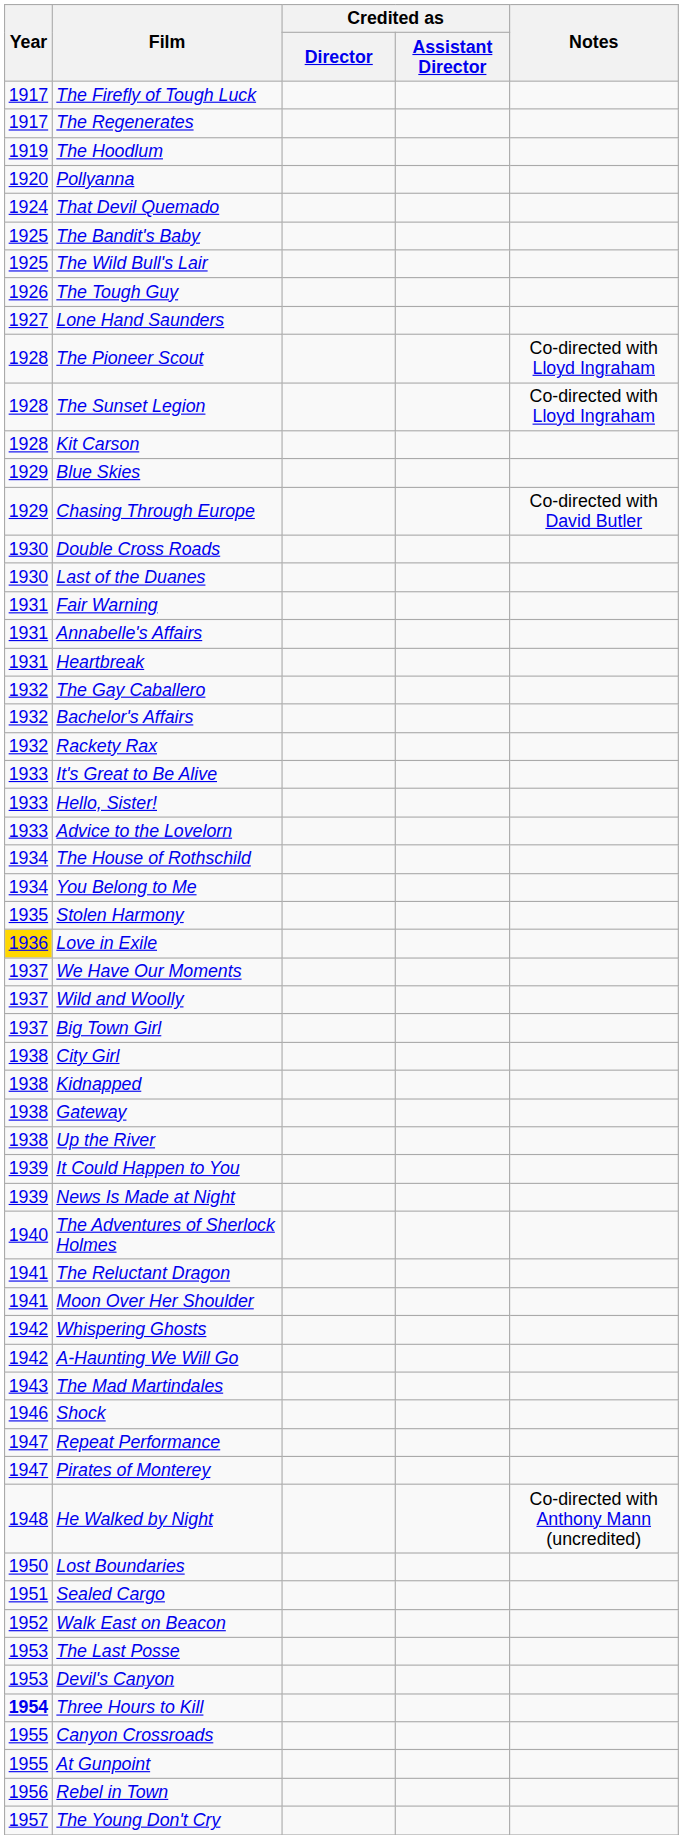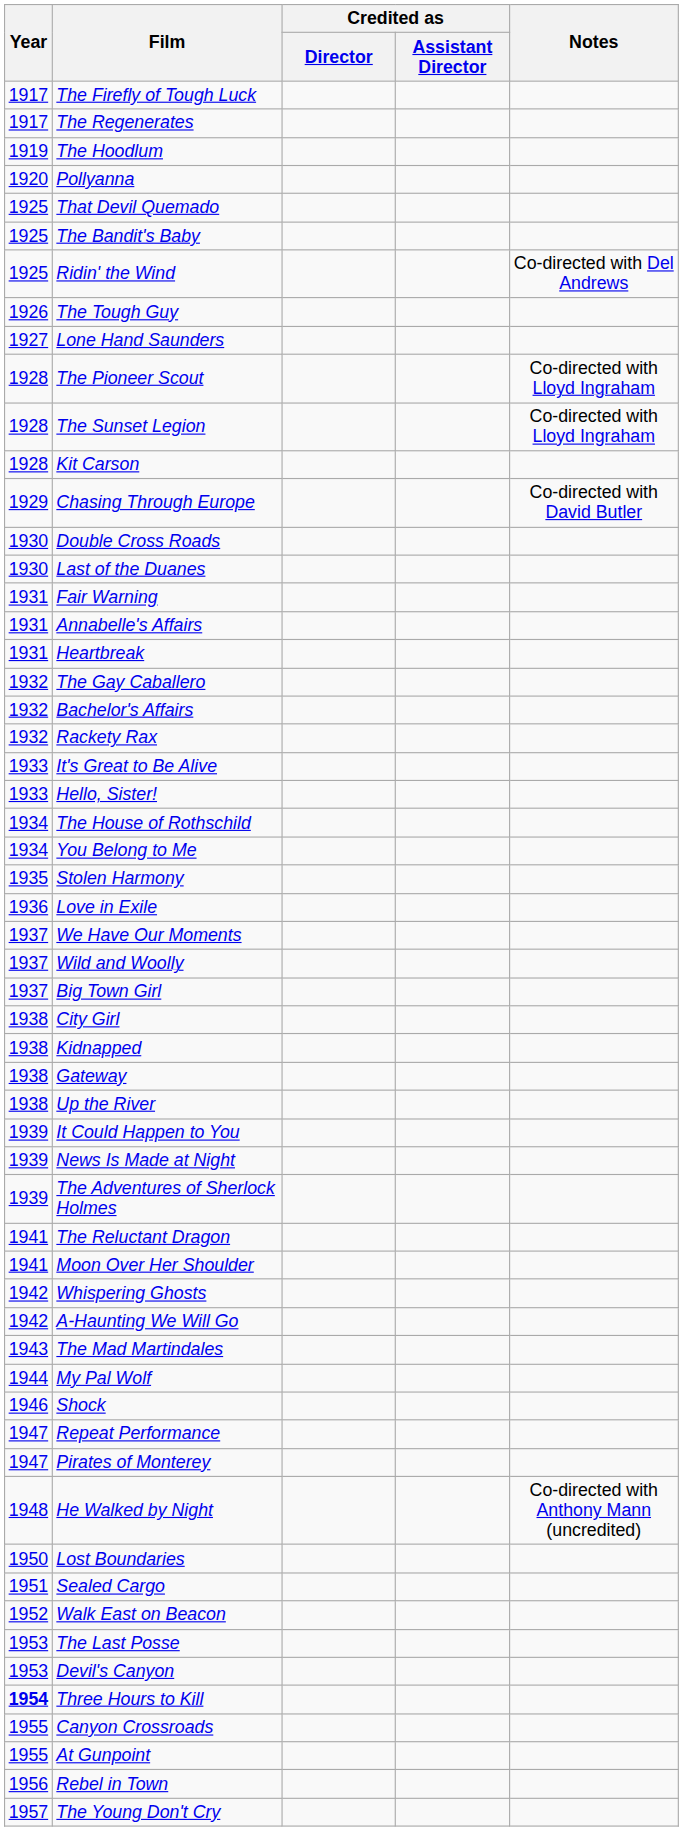(28, 207) 1924 -> (28, 207) 1925
- row: (132, 263)
+ row: (116, 273)
- row: (98, 472)
- row: (144, 830)
(28, 943) gold background -> (28, 907) no background
(28, 1235) 1940 -> (28, 1198) 1939
+ row: (104, 1377)
